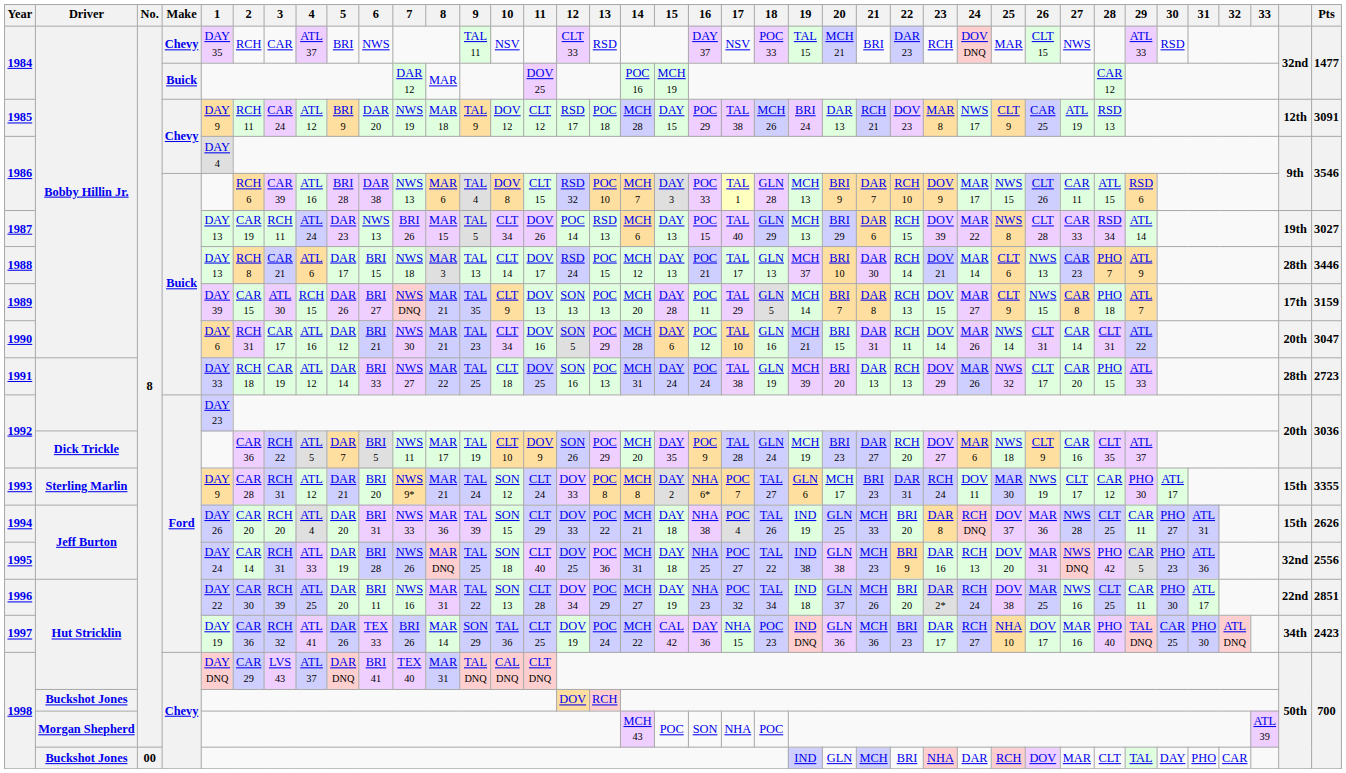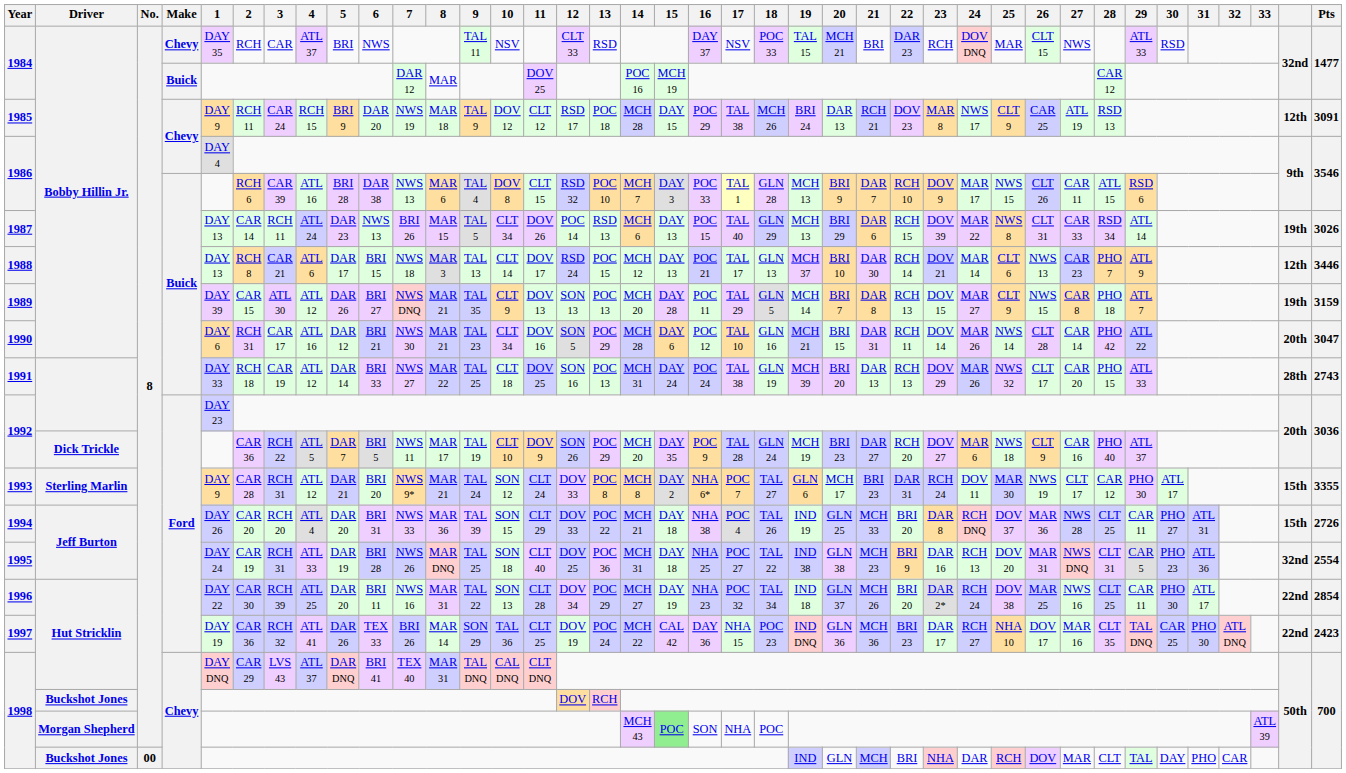(311, 117) ATL 12 -> (311, 117) RCH 15
(249, 228) CAR 19 -> (249, 228) CAR 14
(1043, 228) CLT 28 -> (1043, 228) CLT 31
(1326, 228) 3027 -> (1326, 228) 3026
(1295, 265) 28th -> (1295, 265) 12th
(311, 301) RCH 15 -> (311, 301) ATL 12
(1295, 302) 17th -> (1295, 302) 19th
(1043, 338) CLT 31 -> (1043, 338) CLT 28
(1110, 338) CLT 31 -> (1110, 338) PHO 42
(1326, 376) 2723 -> (1326, 376) 2743
(1110, 449) CLT 35 -> (1110, 449) PHO 40
(1326, 523) 2626 -> (1326, 523) 2726
(249, 559) CAR 14 -> (249, 559) CAR 19
(1110, 559) PHO 42 -> (1110, 559) CLT 31
(1326, 560) 2556 -> (1326, 560) 2554
(1326, 597) 2851 -> (1326, 597) 2854
(1110, 633) PHO 40 -> (1110, 633) CLT 35
(1295, 634) 34th -> (1295, 634) 22nd
(672, 729) no background -> (672, 729) lightgreen background
